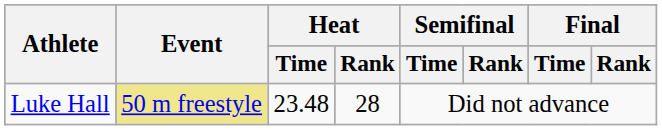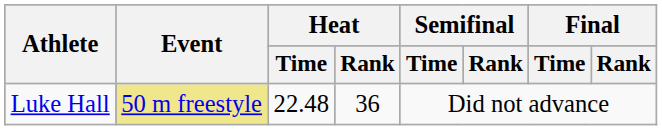(301, 104) 23.48 -> (301, 104) 22.48
(368, 104) 28 -> (368, 104) 36
